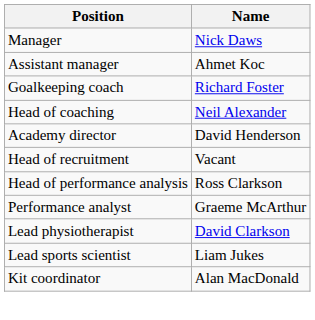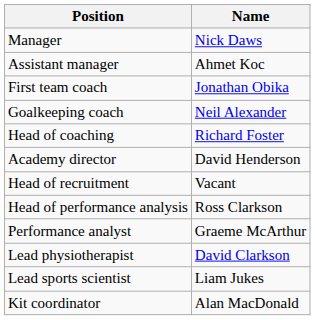+ row: (58, 87)
(239, 87) Richard Foster -> (241, 111) Neil Alexander
(241, 111) Neil Alexander -> (239, 135) Richard Foster
